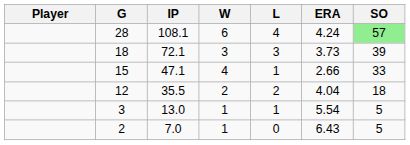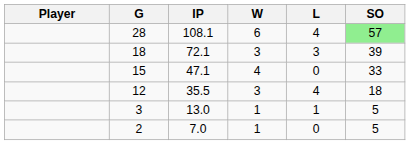- column: (328, 14)
(276, 71) 1 -> (316, 71) 0
(225, 91) 2 -> (257, 91) 3
(276, 91) 2 -> (316, 91) 4
